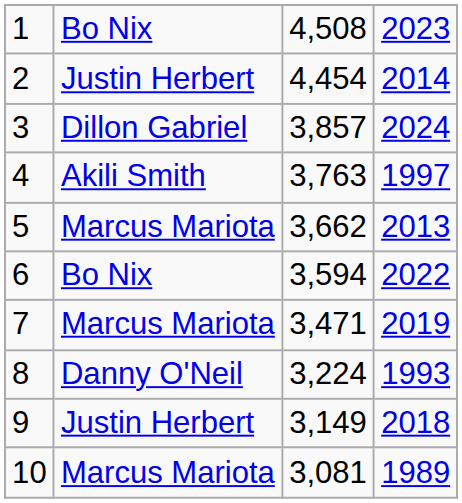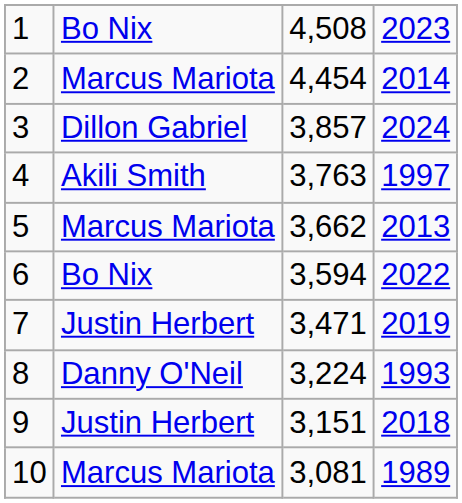(158, 78) Justin Herbert -> (168, 78) Marcus Mariota
(168, 324) Marcus Mariota -> (158, 324) Justin Herbert
(328, 422) 3,149 -> (328, 422) 3,151
